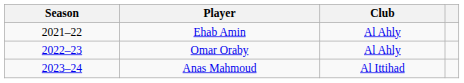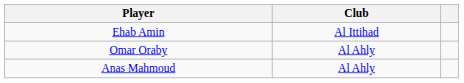- column: (62, 13)
(382, 31) Al Ahly -> (357, 31) Al Ittihad
(382, 68) Al Ittihad -> (357, 68) Al Ahly
